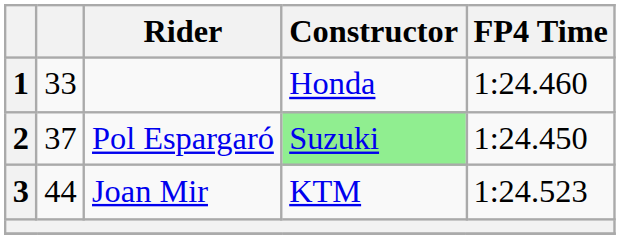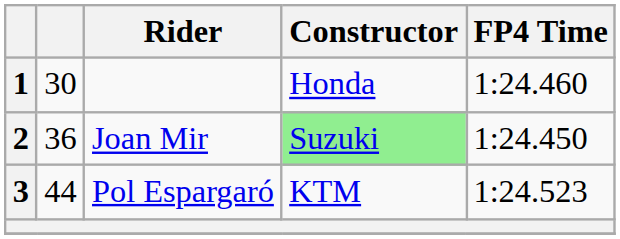(61, 84) 33 -> (61, 84) 30
(61, 137) 37 -> (61, 137) 36
(183, 137) Pol Espargaró -> (150, 137) Joan Mir
(150, 190) Joan Mir -> (183, 190) Pol Espargaró
